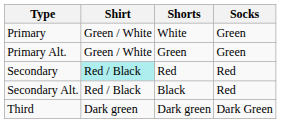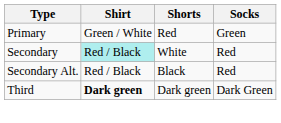(172, 33) White -> (167, 33) Red
- row: (37, 52)
(167, 71) Red -> (172, 52) White
(111, 109) normal -> (113, 90) bold
